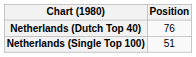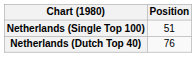rows swapped: (76, 28) <-> (76, 44)
